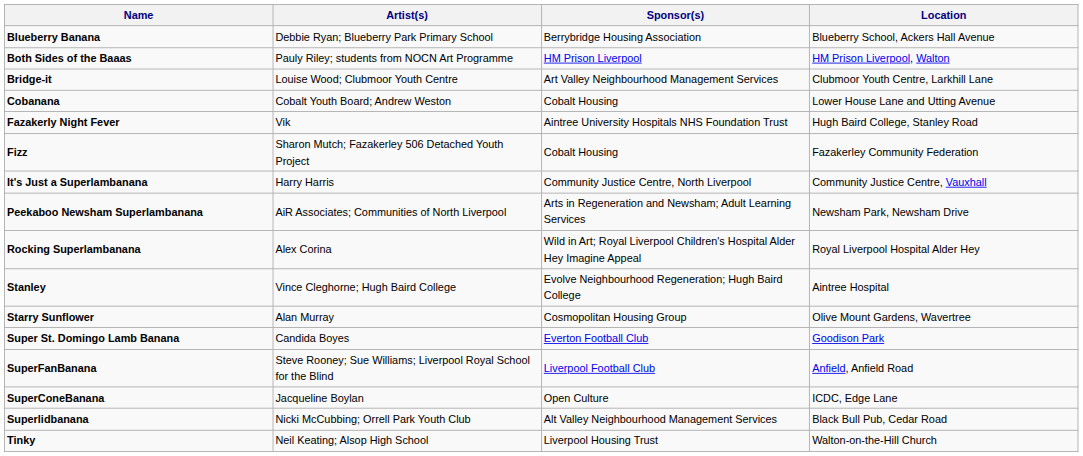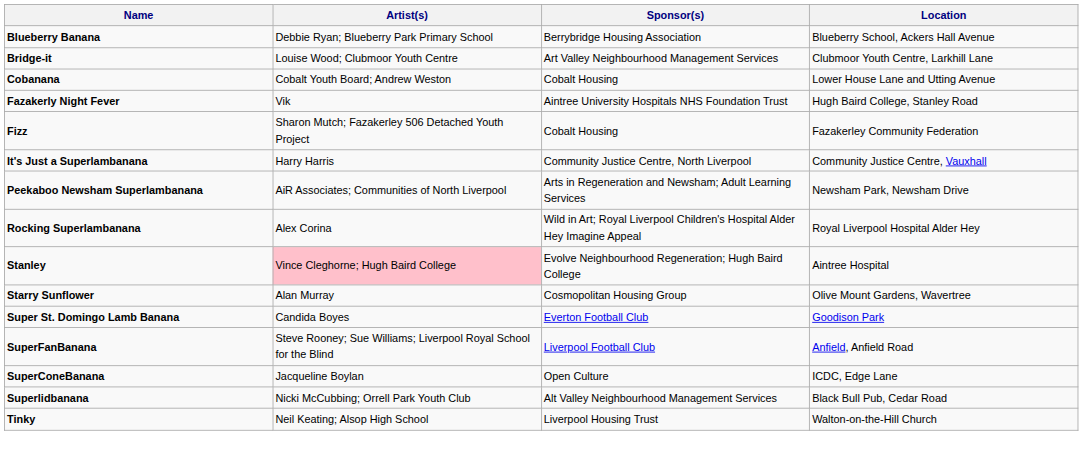- row: (69, 58)
(366, 287) no background -> (366, 266) pink background
